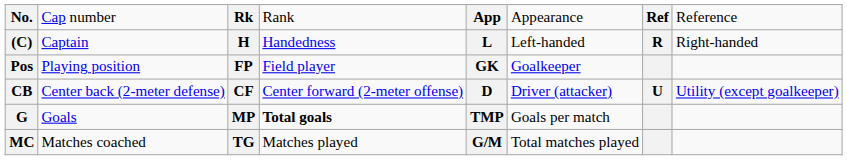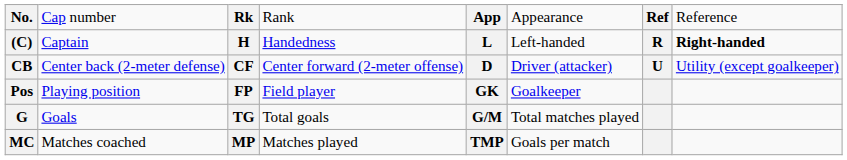(717, 42) normal -> (720, 42) bold
rows swapped: (22, 67) <-> (22, 92)
(244, 117) MP -> (244, 117) TG
(297, 117) bold -> (296, 117) normal
(487, 117) TMP -> (487, 117) G/M
(560, 117) Goals per match -> (575, 117) Total matches played
(244, 142) TG -> (244, 142) MP
(487, 142) G/M -> (487, 142) TMP
(575, 142) Total matches played -> (560, 142) Goals per match
